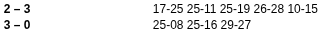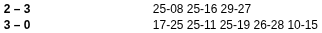(235, 9) 17-25 25-11 25-19 26-28 10-15 -> (202, 9) 25-08 25-16 29-27
(202, 25) 25-08 25-16 29-27 -> (235, 25) 17-25 25-11 25-19 26-28 10-15
